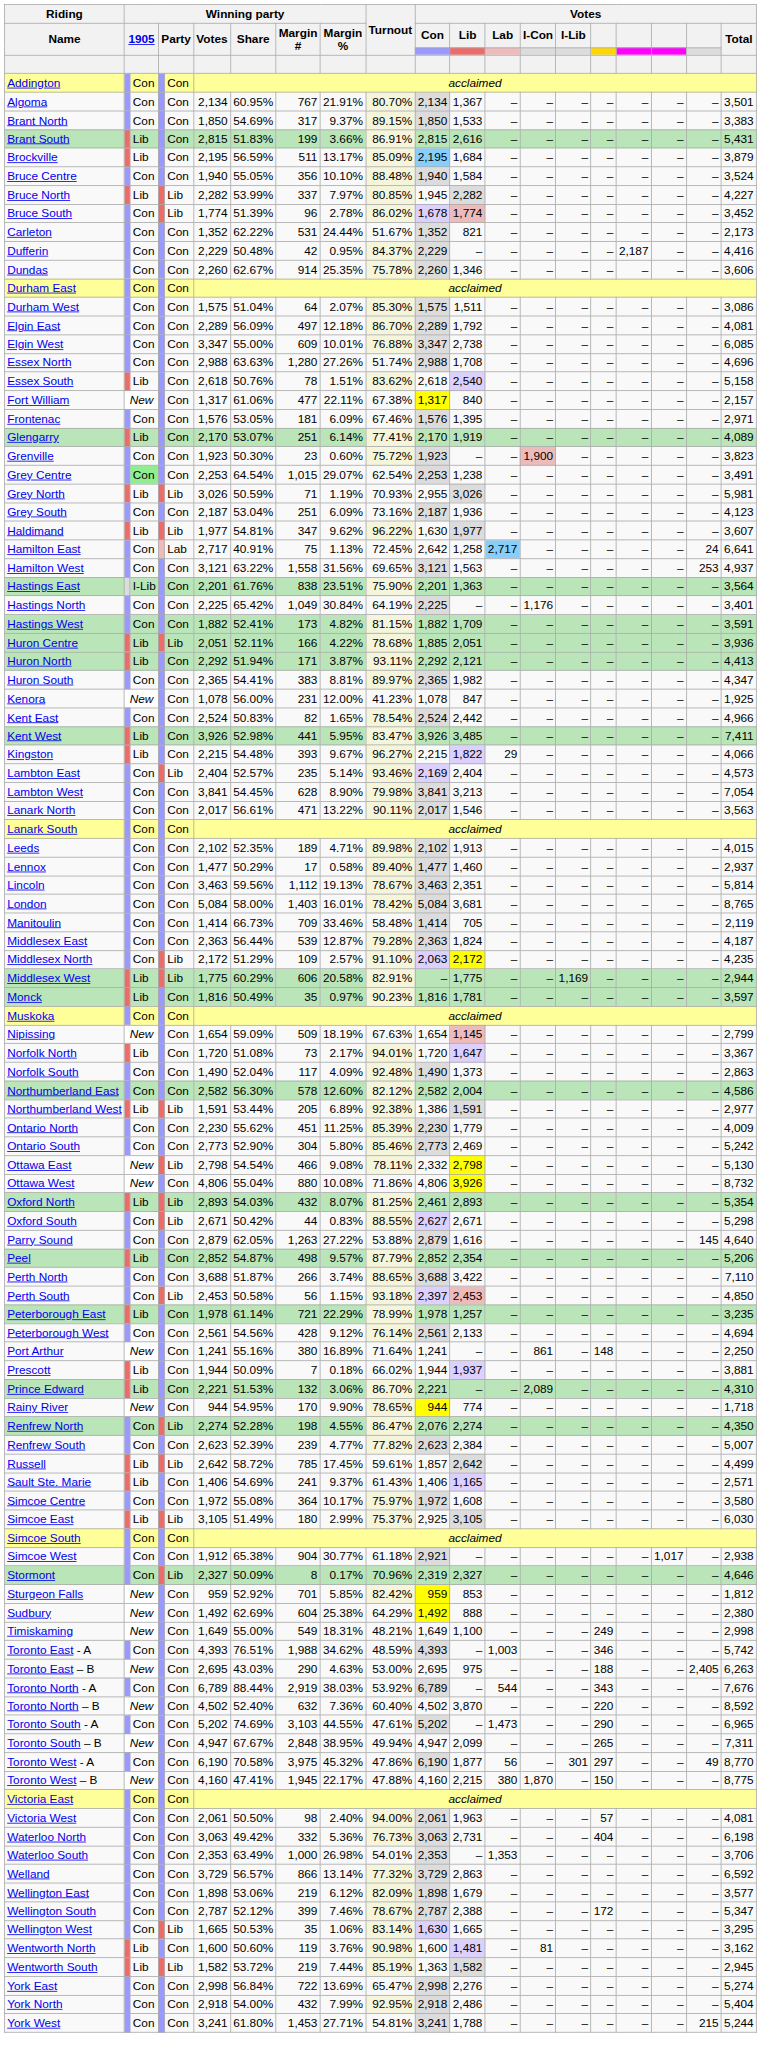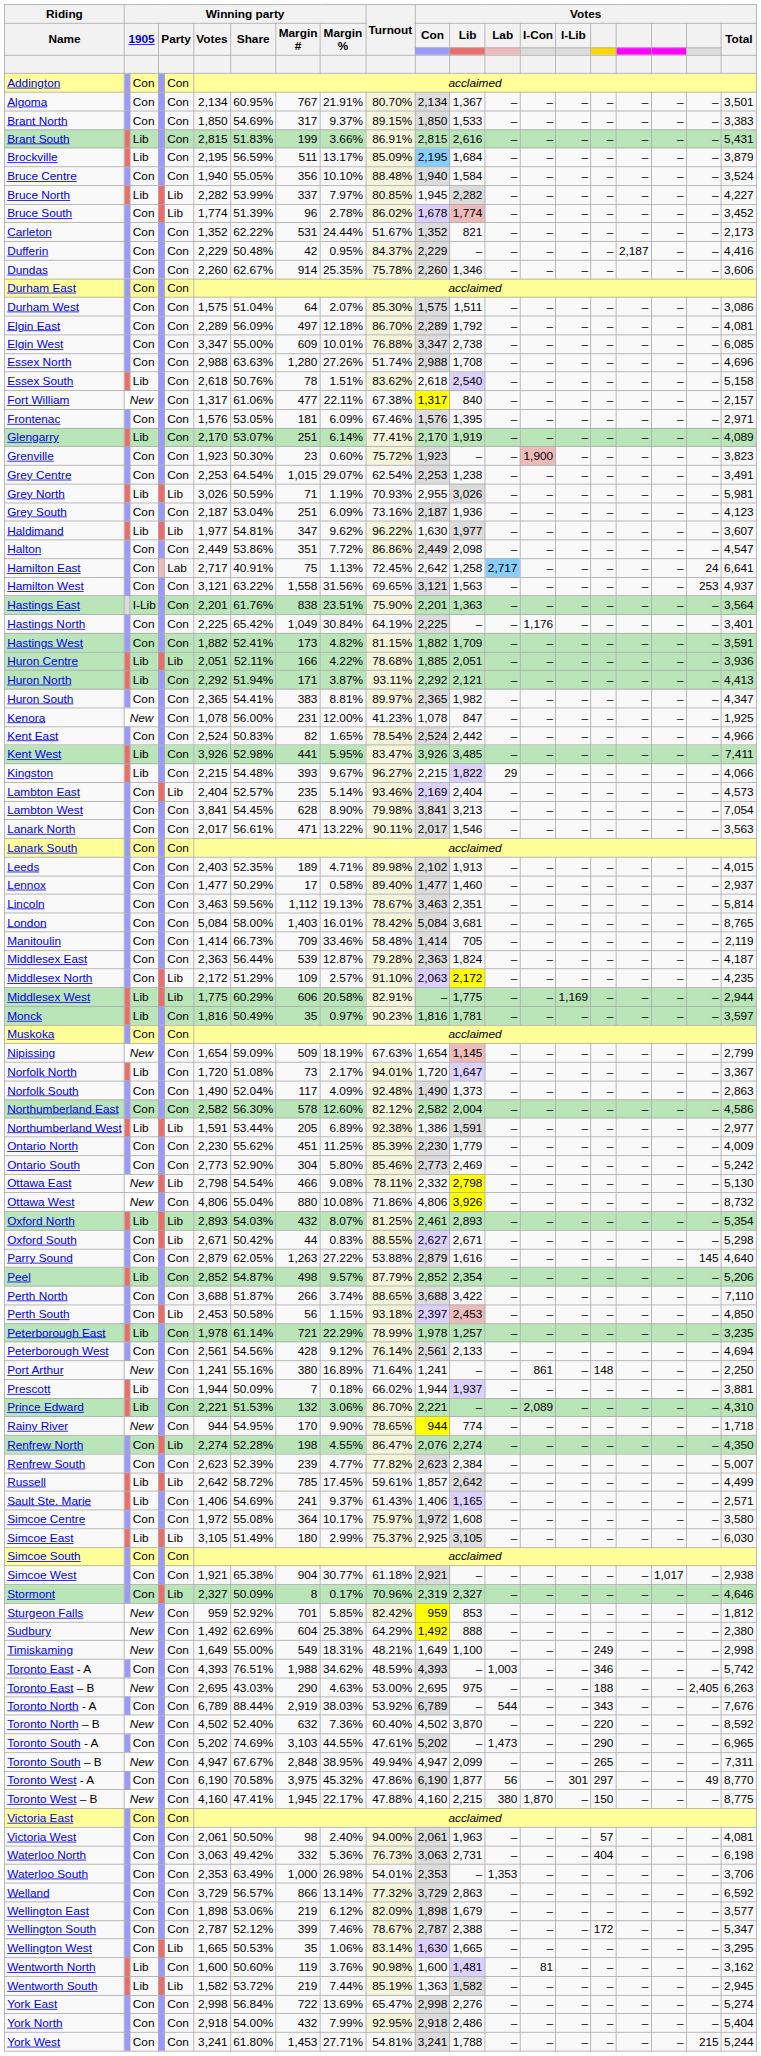(144, 475) lightgreen background -> (144, 475) no background
+ row: (24, 550)
(213, 848) 2,102 -> (213, 867) 2,403
(213, 1557) 1,912 -> (213, 1576) 1,921
